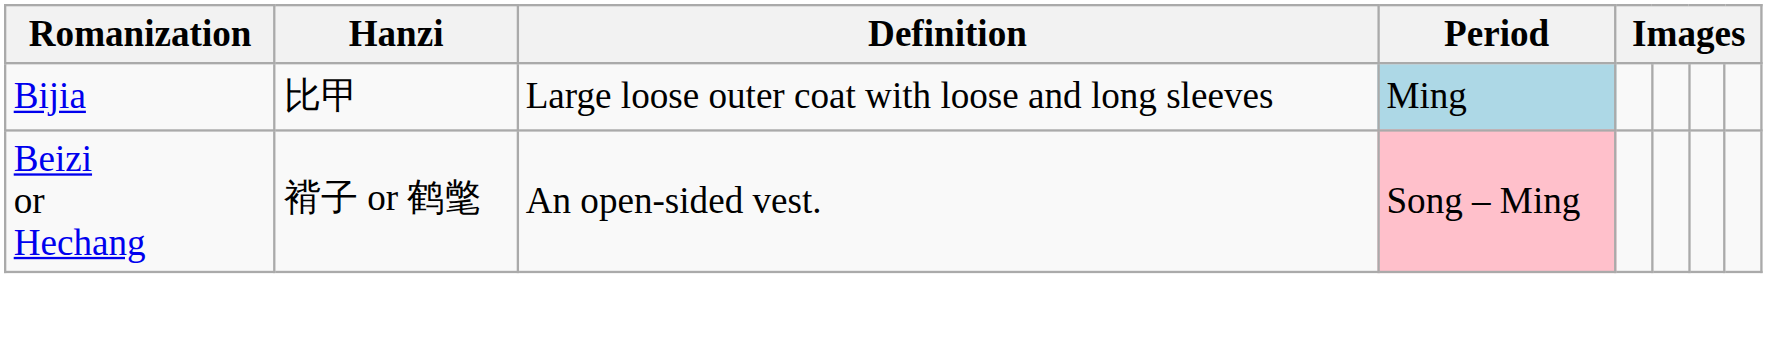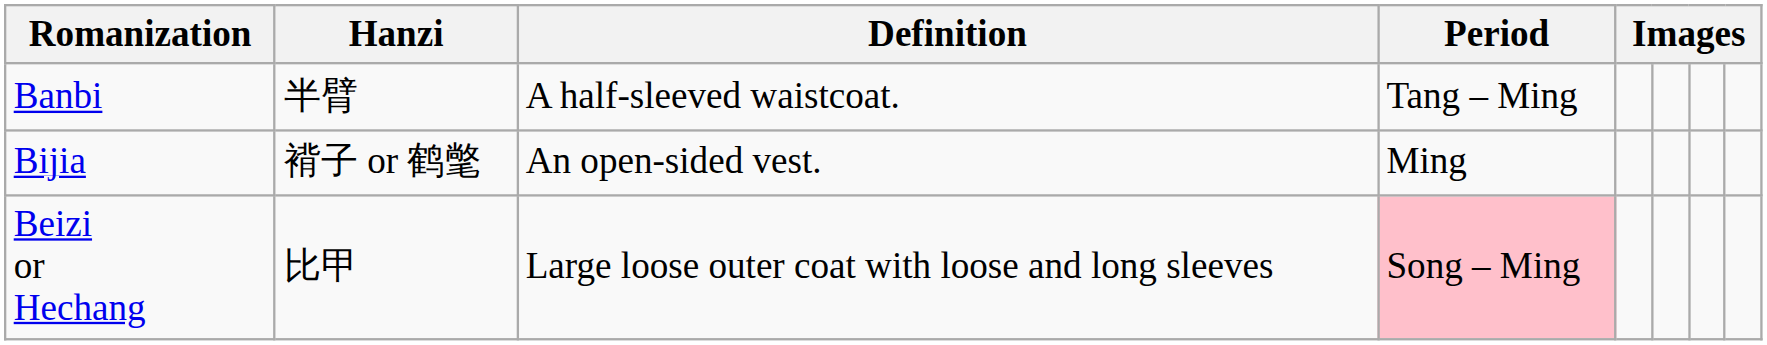+ row: (58, 96)
(321, 95) 比甲 -> (383, 160) 褙子 or 鹤氅
(900, 96) Large loose outer coat with loose and long sleeves -> (674, 162) An open-sided vest.
(1427, 96) lightblue background -> (1427, 162) no background
(383, 199) 褙子 or 鹤氅 -> (321, 265) 比甲
(674, 200) An open-sided vest. -> (900, 266) Large loose outer coat with loose and long sleeves
